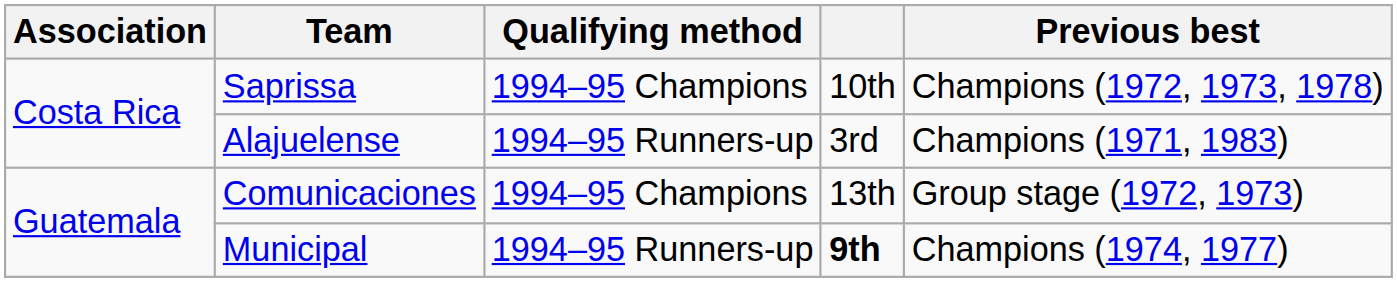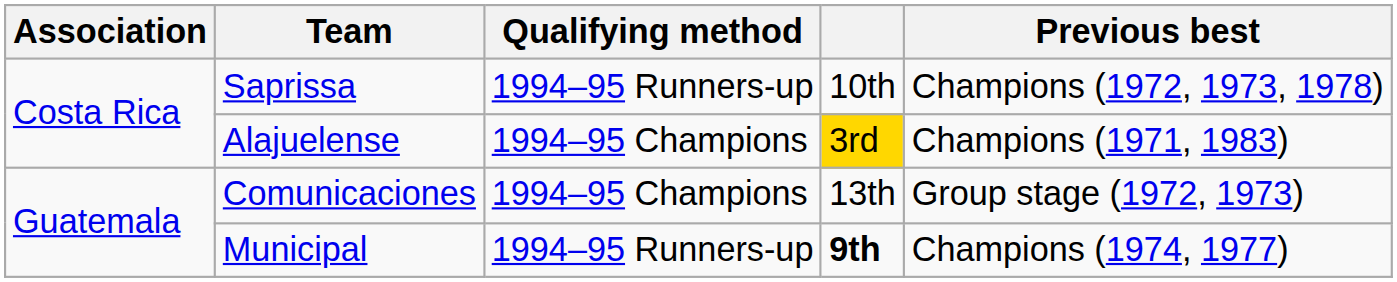(650, 85) 1994–95 Champions -> (653, 85) 1994–95 Runners-up
(653, 140) 1994–95 Runners-up -> (650, 140) 1994–95 Champions
(854, 140) no background -> (854, 140) gold background
